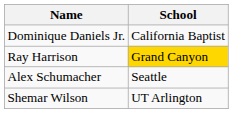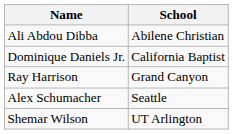+ row: (53, 35)
(170, 56) gold background -> (170, 77) no background
